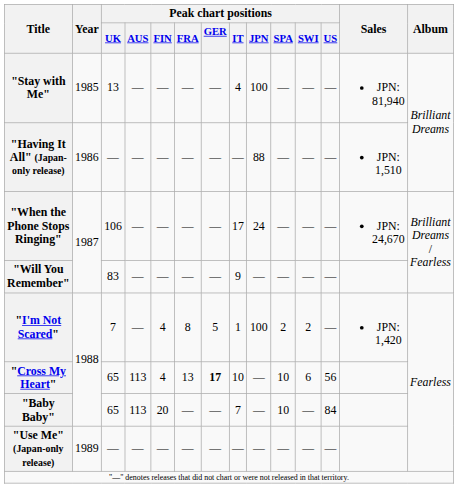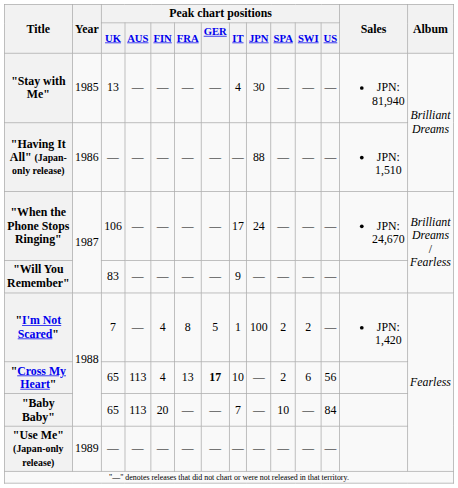(259, 87) 100 -> (259, 87) 30
(283, 377) 10 -> (283, 377) 2
